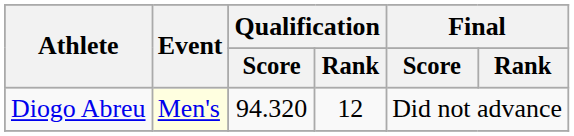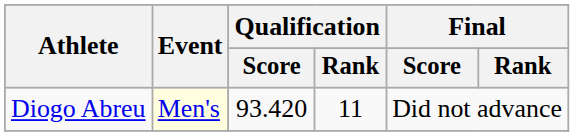(272, 109) 94.320 -> (272, 109) 93.420
(350, 109) 12 -> (350, 109) 11
